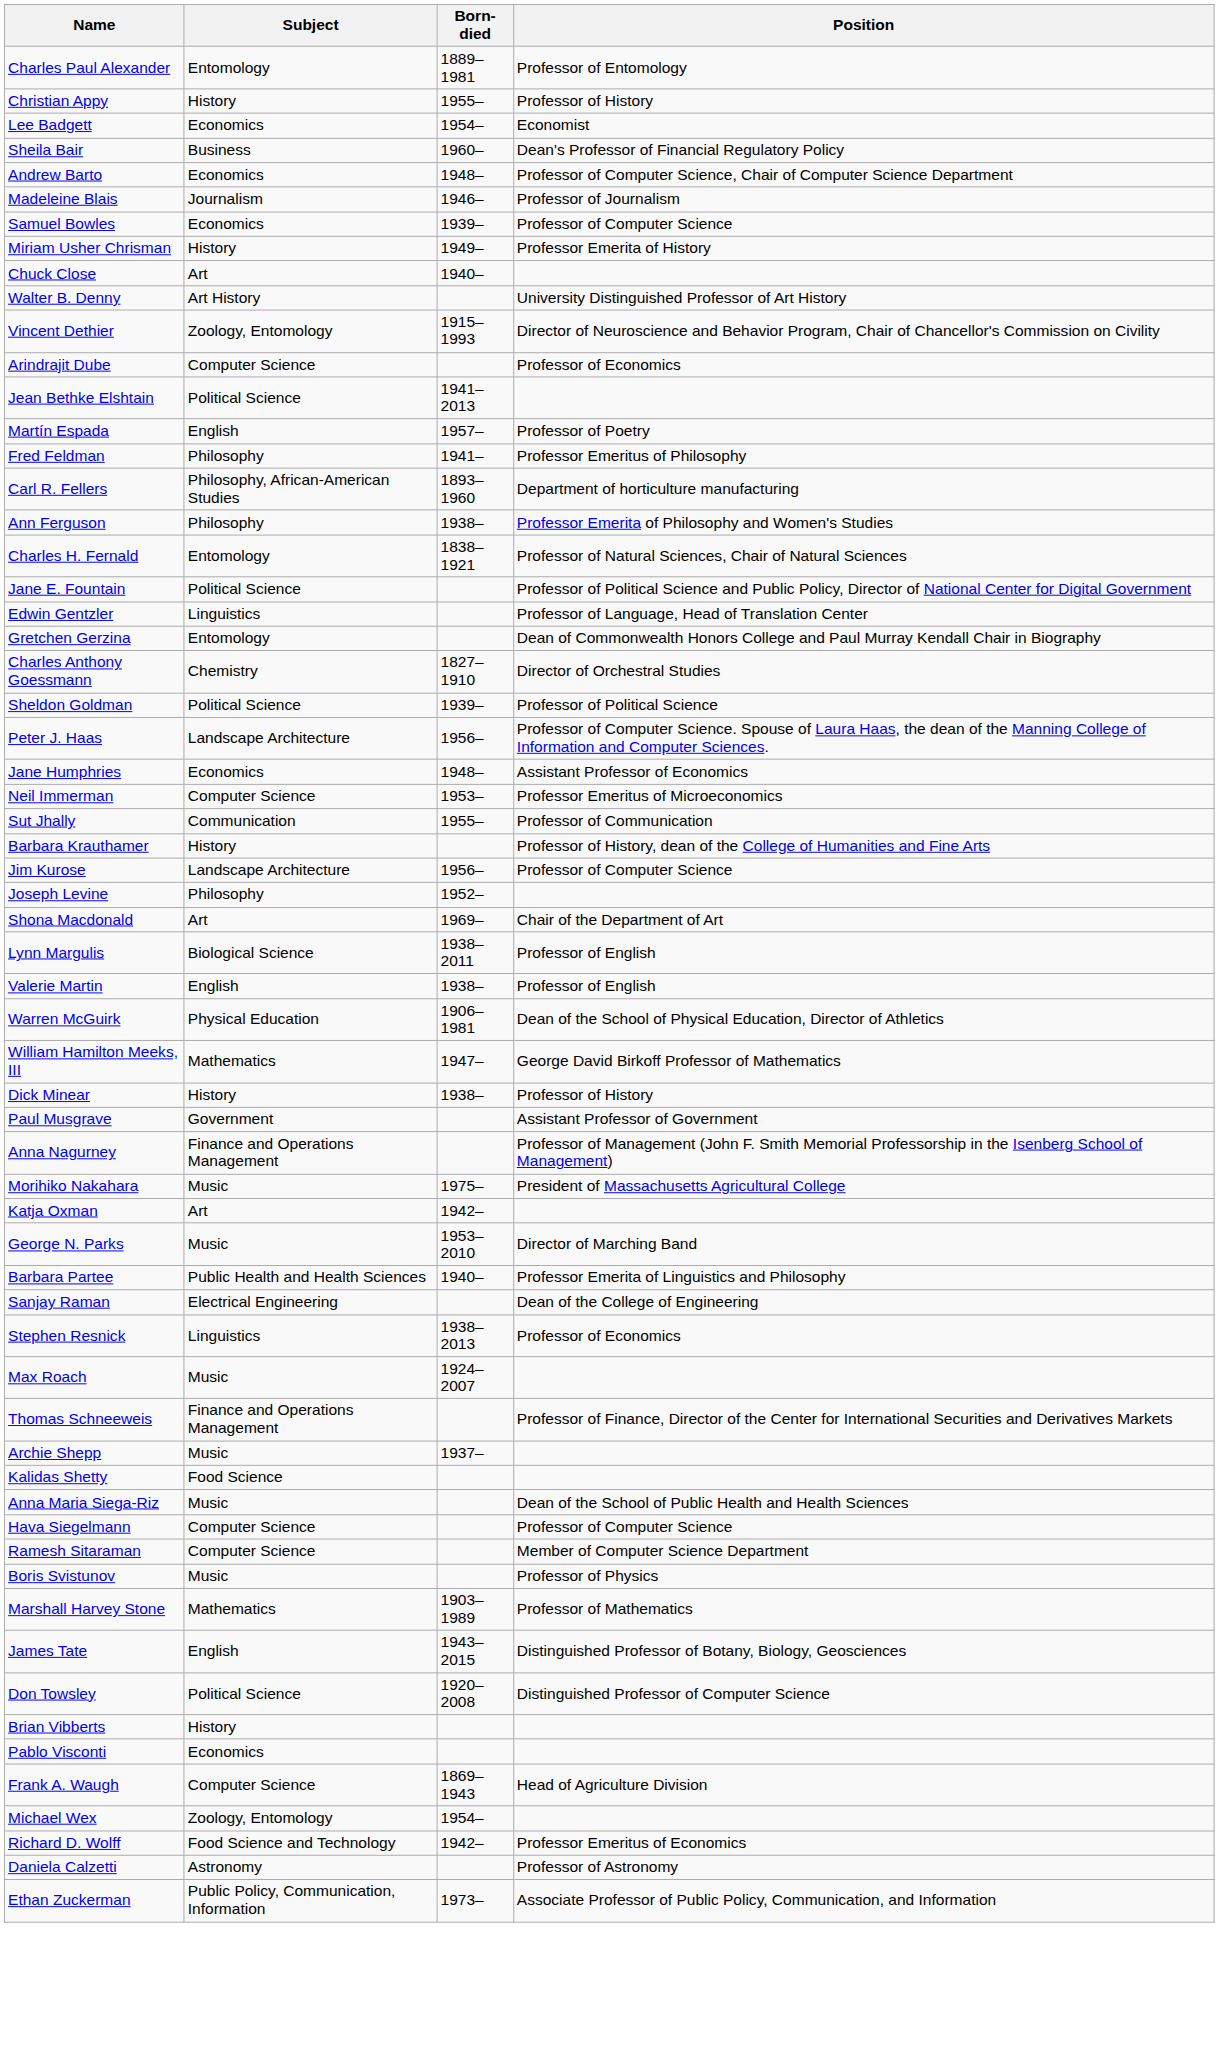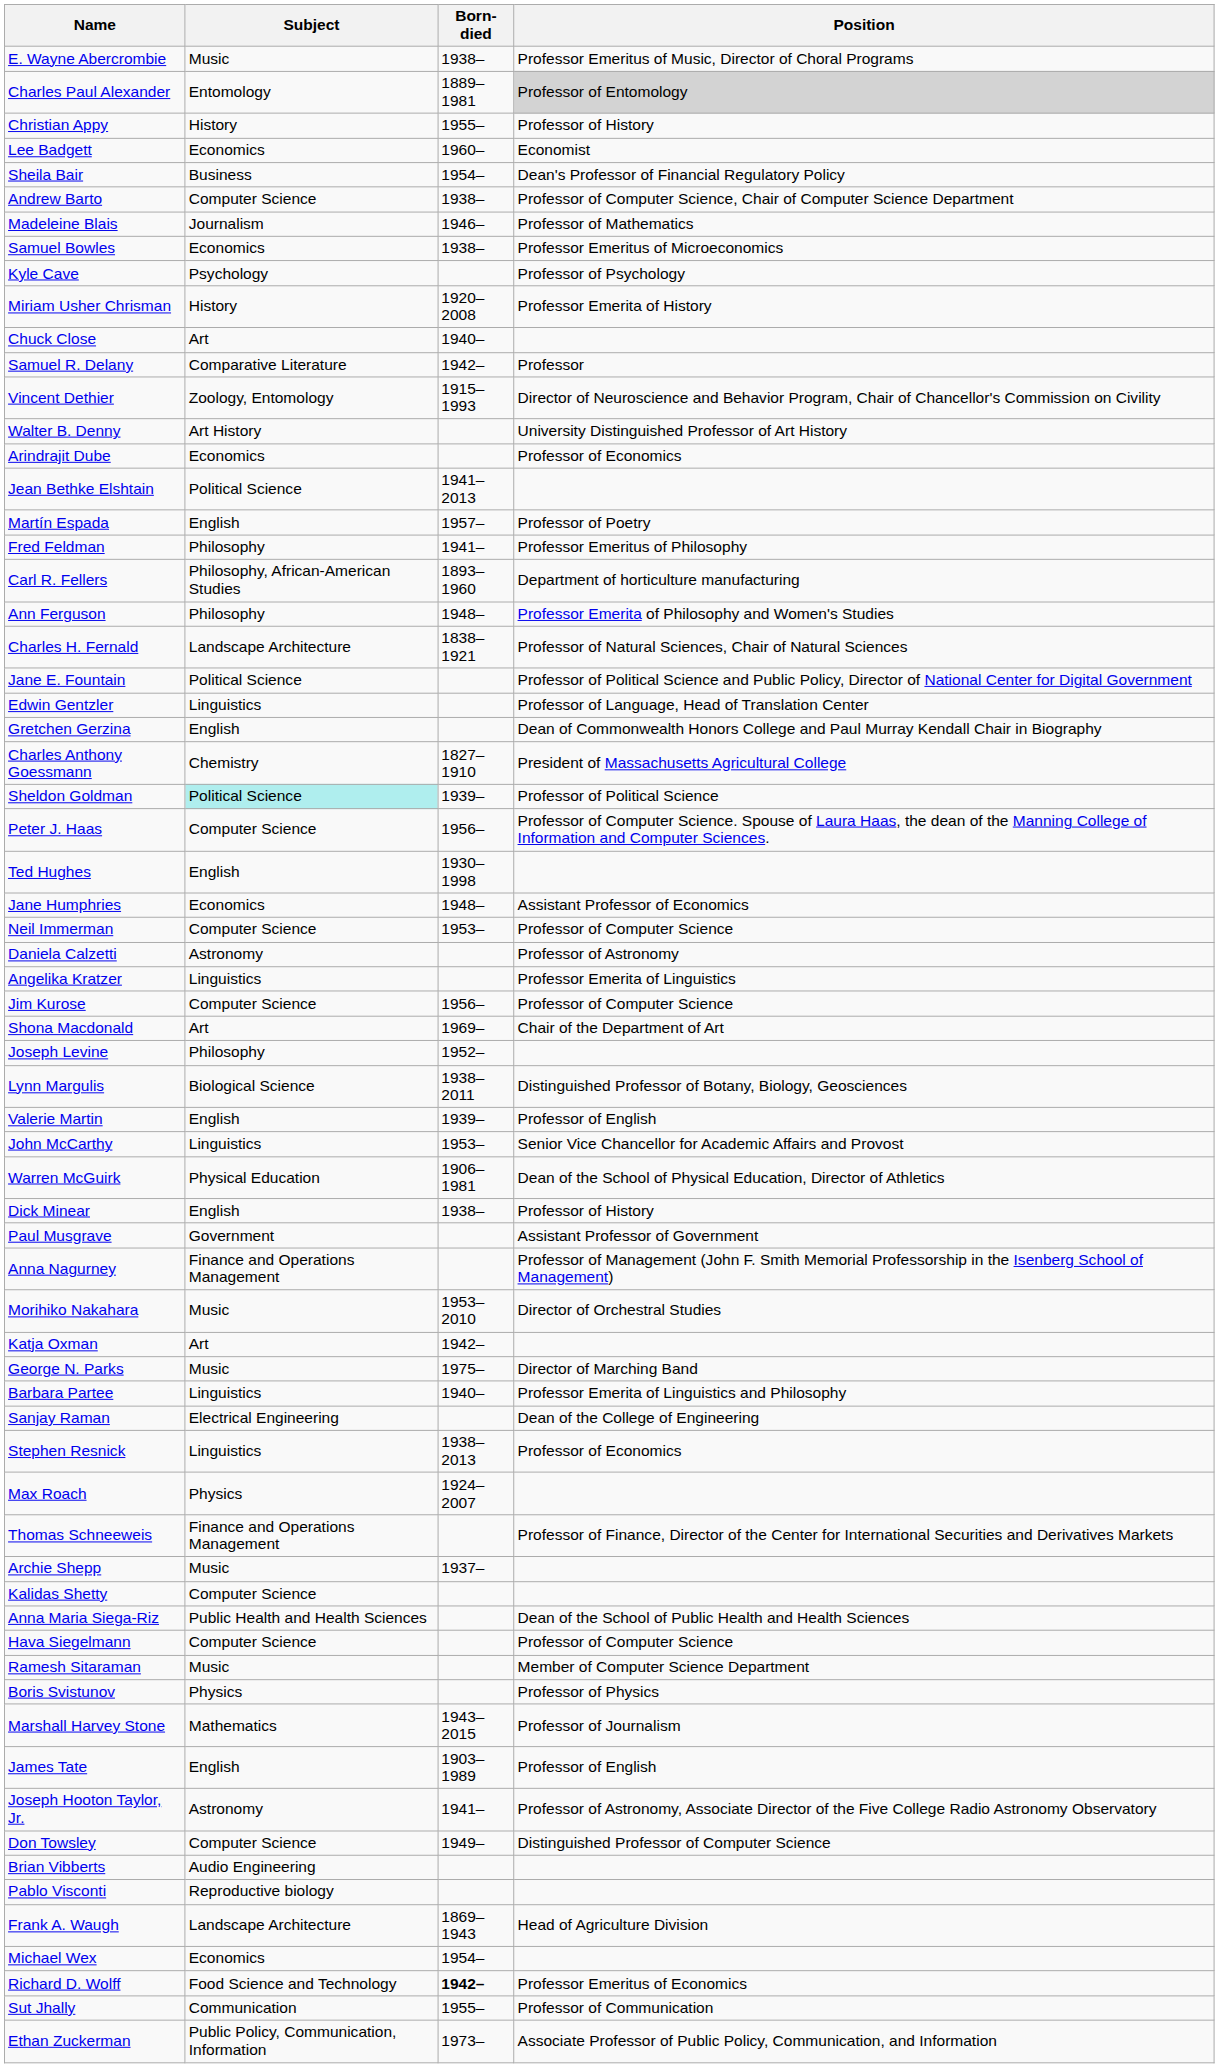+ row: (87, 58)
(602, 67) no background -> (603, 92) lightgrey background
(462, 125) 1954– -> (463, 150) 1960–
(462, 150) 1960– -> (463, 174) 1954–
(226, 174) Economics -> (253, 199) Computer Science
(462, 174) 1948– -> (463, 199) 1938–
(598, 199) Professor of Journalism -> (606, 224) Professor of Mathematics
(462, 224) 1939– -> (463, 248) 1938–
(625, 224) Professor of Computer Science -> (650, 248) Professor Emeritus of Microeconomics
+ row: (43, 273)
(462, 248) 1949– -> (463, 306) 1920–2008
+ row: (71, 364)
rows swapped: (64, 297) <-> (61, 331)
(252, 364) Computer Science -> (227, 455) Economics
(462, 522) 1938– -> (463, 613) 1948–
(229, 555) Entomology -> (270, 647) Landscape Architecture
(229, 638) Entomology -> (214, 729) English
(619, 671) Director of Orchestral Studies -> (682, 763) President of Massachusetts Agricultural College
(244, 705) no background -> (245, 796) paleturquoise background
(269, 738) Landscape Architecture -> (253, 829) Computer Science
+ row: (49, 871)
(650, 796) Professor Emeritus of Microeconomics -> (625, 929) Professor of Computer Science
rows swapped: (42, 821) <-> (62, 1867)
+ row: (65, 979)
- row: (78, 845)
(269, 870) Landscape Architecture -> (253, 1003) Computer Science
rows swapped: (58, 894) <-> (71, 919)
(586, 952) Professor of English -> (712, 1086) Distinguished Professor of Botany, Biology, Geosciences
(462, 986) 1938– -> (463, 1119) 1939–
+ row: (60, 1144)
- row: (93, 1061)
(212, 1094) History -> (214, 1210) English
(462, 1186) 1975– -> (463, 1310) 1953–2010
(681, 1186) President of Massachusetts Agricultural College -> (619, 1310) Director of Orchestral Studies
(462, 1244) 1953–2010 -> (463, 1368) 1975–
(307, 1277) Public Health and Health Sciences -> (225, 1393) Linguistics
(208, 1377) Music -> (215, 1493) Physics
(235, 1477) Food Science -> (253, 1593) Computer Science
(208, 1502) Music -> (308, 1618) Public Health and Health Sciences
(252, 1551) Computer Science -> (209, 1667) Music
(208, 1576) Music -> (215, 1691) Physics
(462, 1609) 1903–1989 -> (463, 1725) 1943–2015
(605, 1609) Professor of Mathematics -> (599, 1725) Professor of Journalism
(462, 1651) 1943–2015 -> (463, 1767) 1903–1989
(712, 1651) Distinguished Professor of Botany, Biology, Geosciences -> (587, 1767) Professor of English
+ row: (85, 1809)
(244, 1693) Political Science -> (253, 1842) Computer Science
(462, 1693) 1920–2008 -> (463, 1842) 1949–
(212, 1726) History -> (252, 1867) Audio Engineering
(226, 1751) Economics -> (261, 1892) Reproductive biology
(252, 1784) Computer Science -> (270, 1925) Landscape Architecture
(260, 1818) Zoology, Entomology -> (227, 1958) Economics
(462, 1842) normal -> (463, 1983) bold
